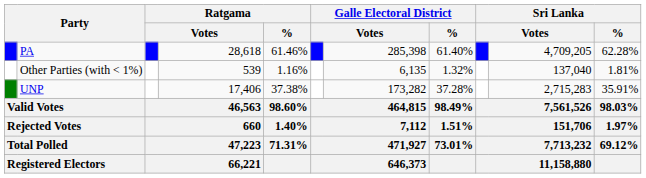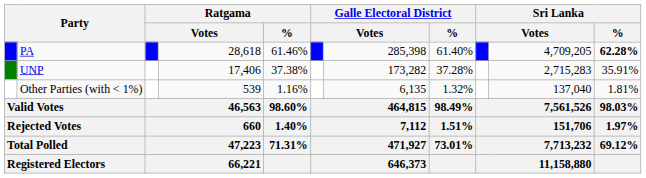(620, 51) normal -> (619, 51) bold
rows swapped: (32, 88) <-> (81, 70)
